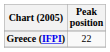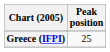(86, 39) 22 -> (86, 39) 25
